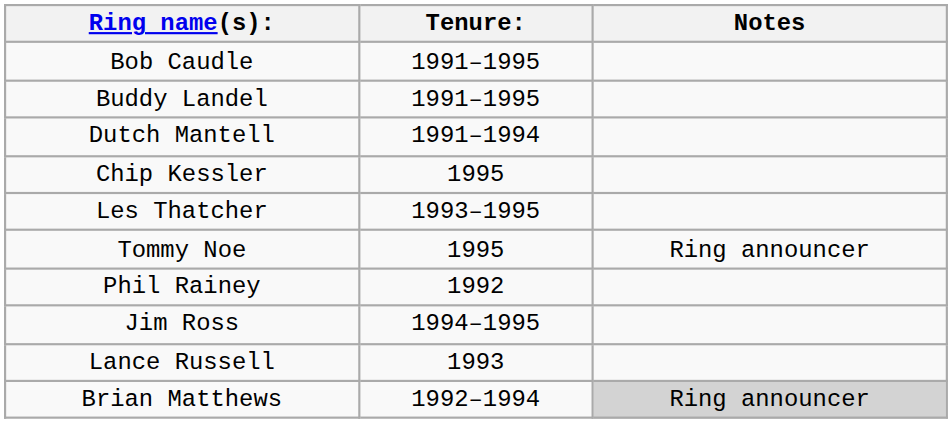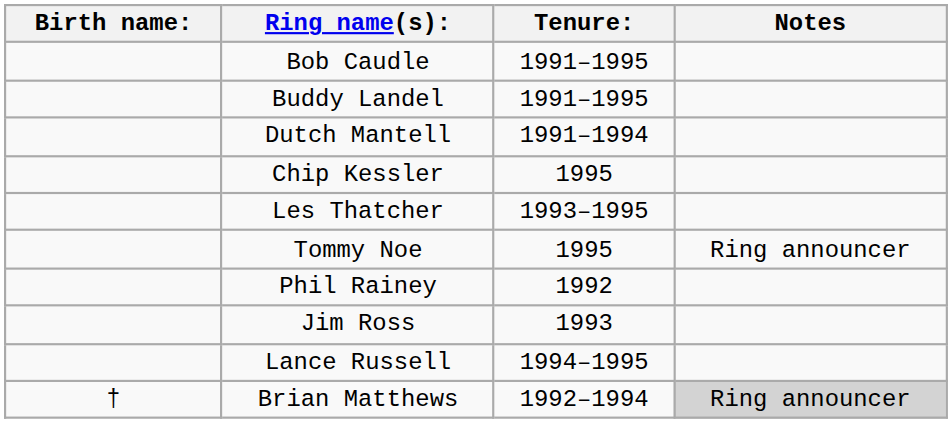+ column: (114, 24)
(476, 325) 1994–1995 -> (584, 325) 1993
(476, 362) 1993 -> (584, 362) 1994–1995
